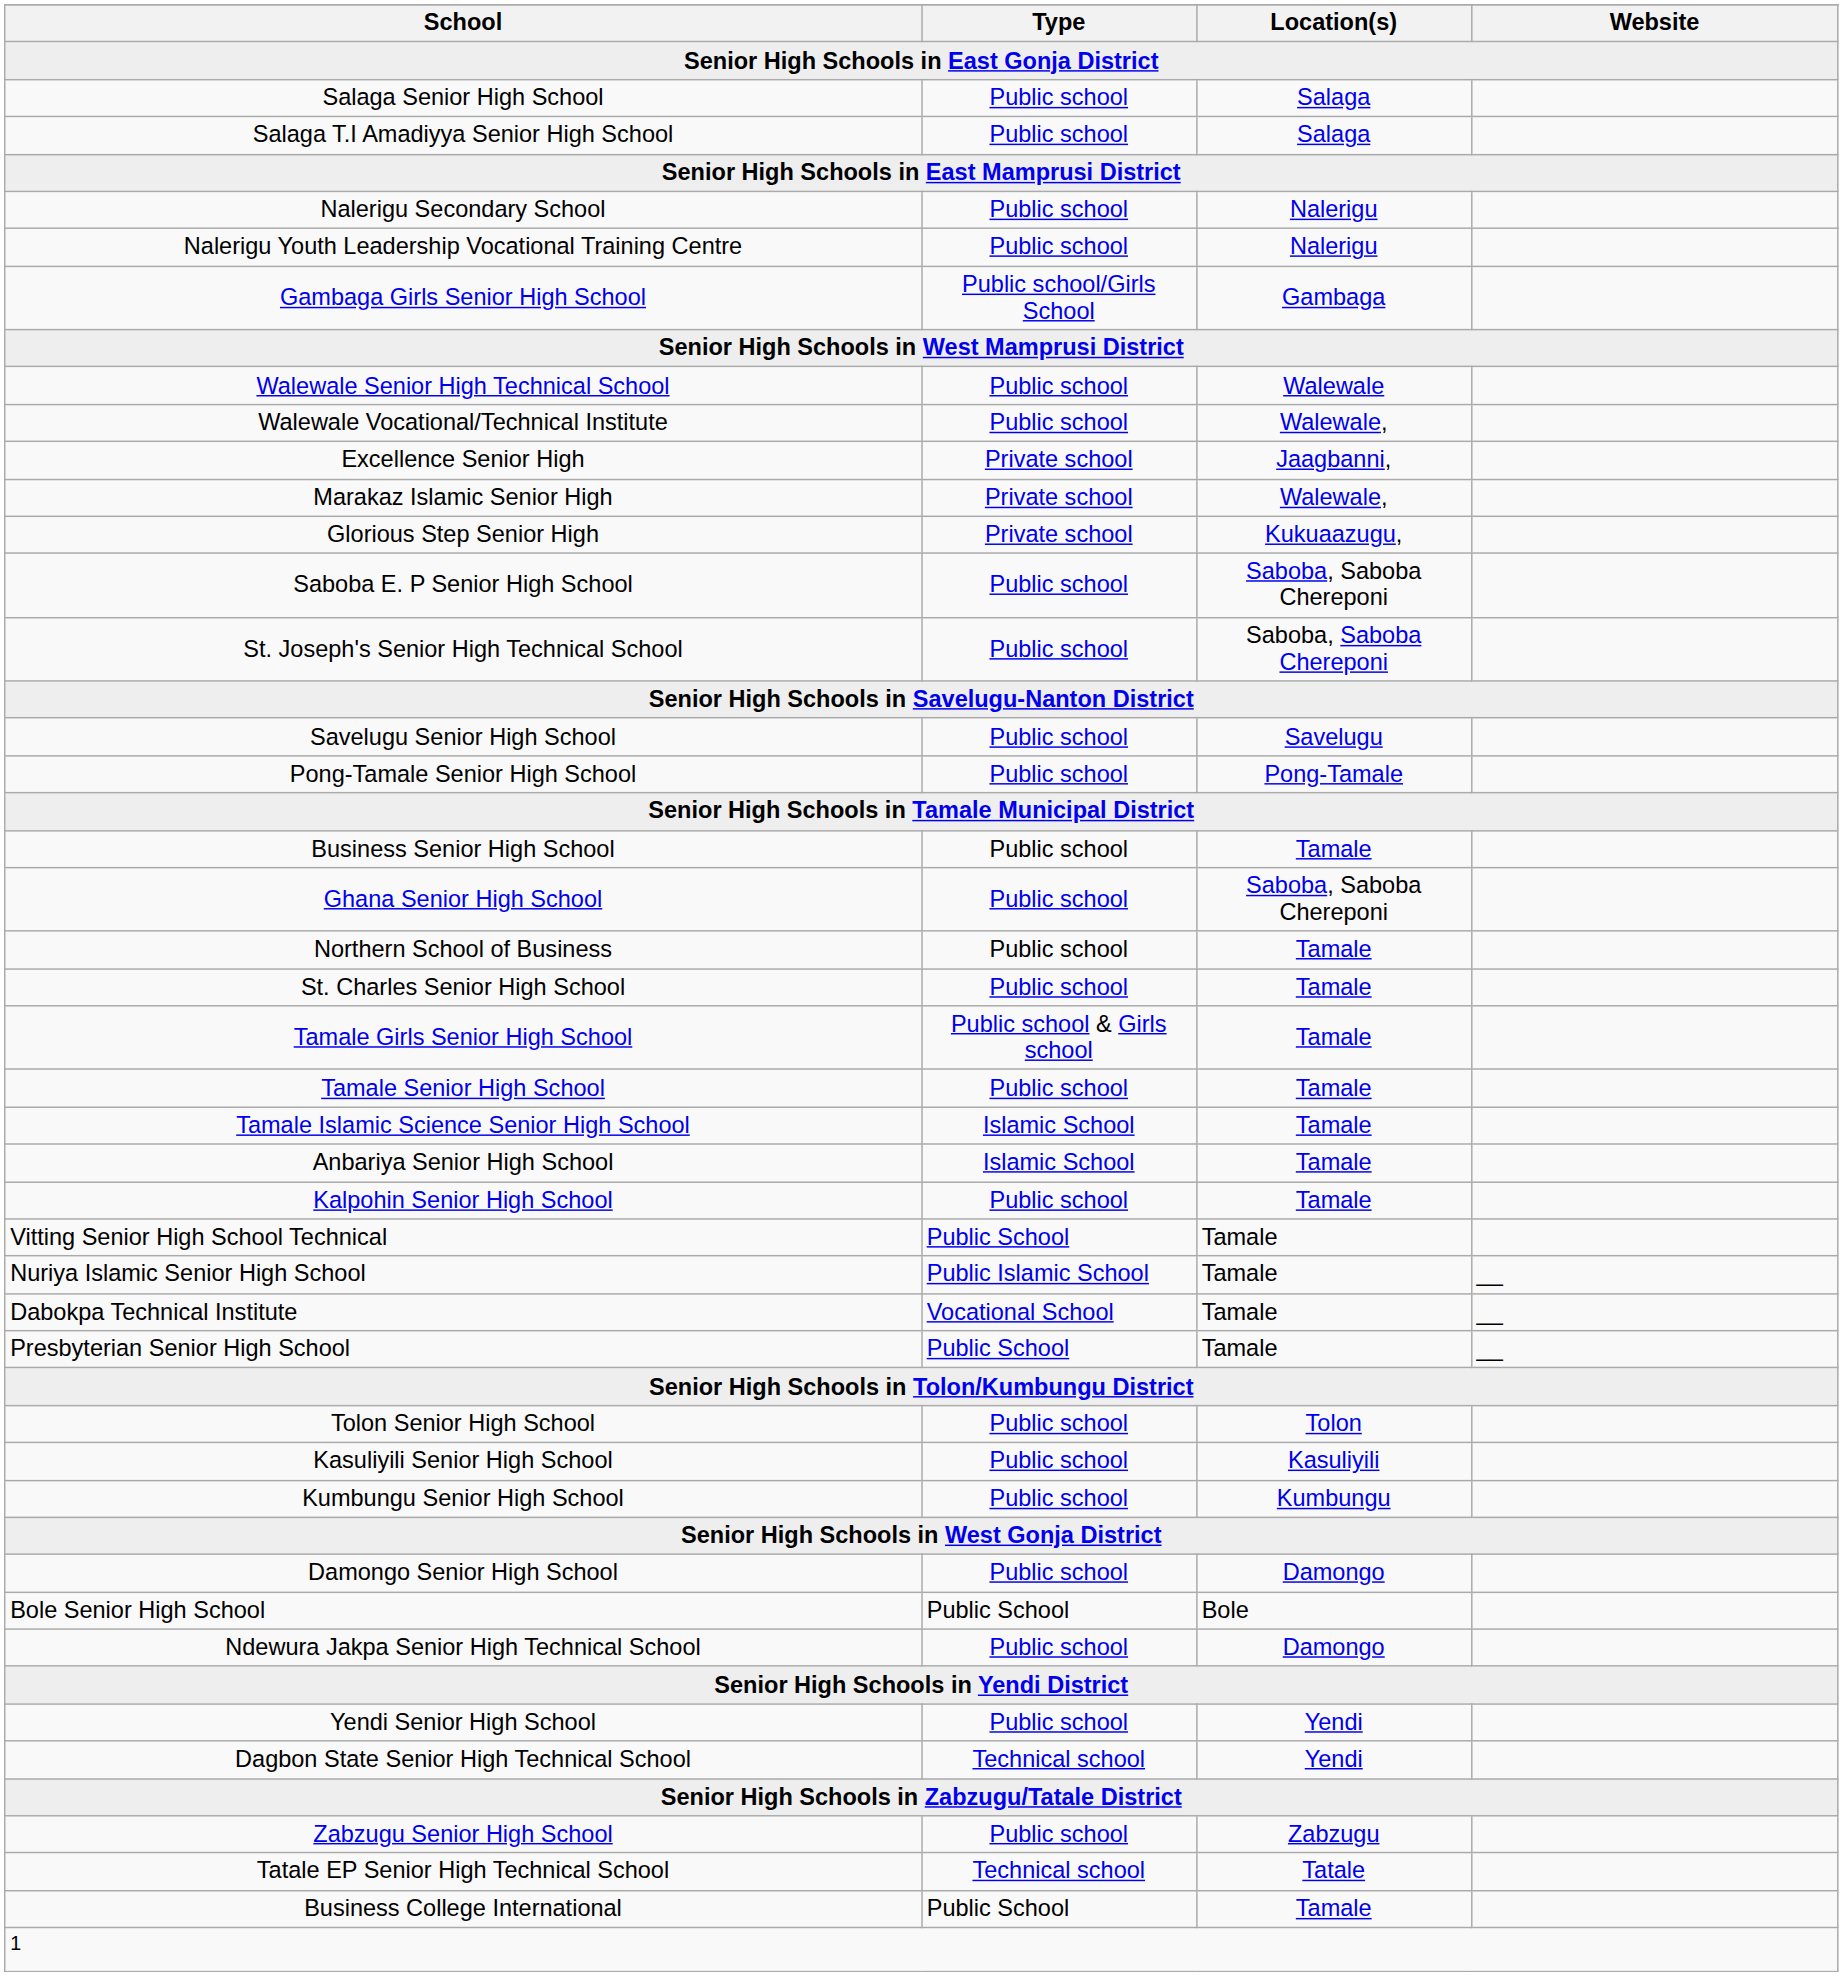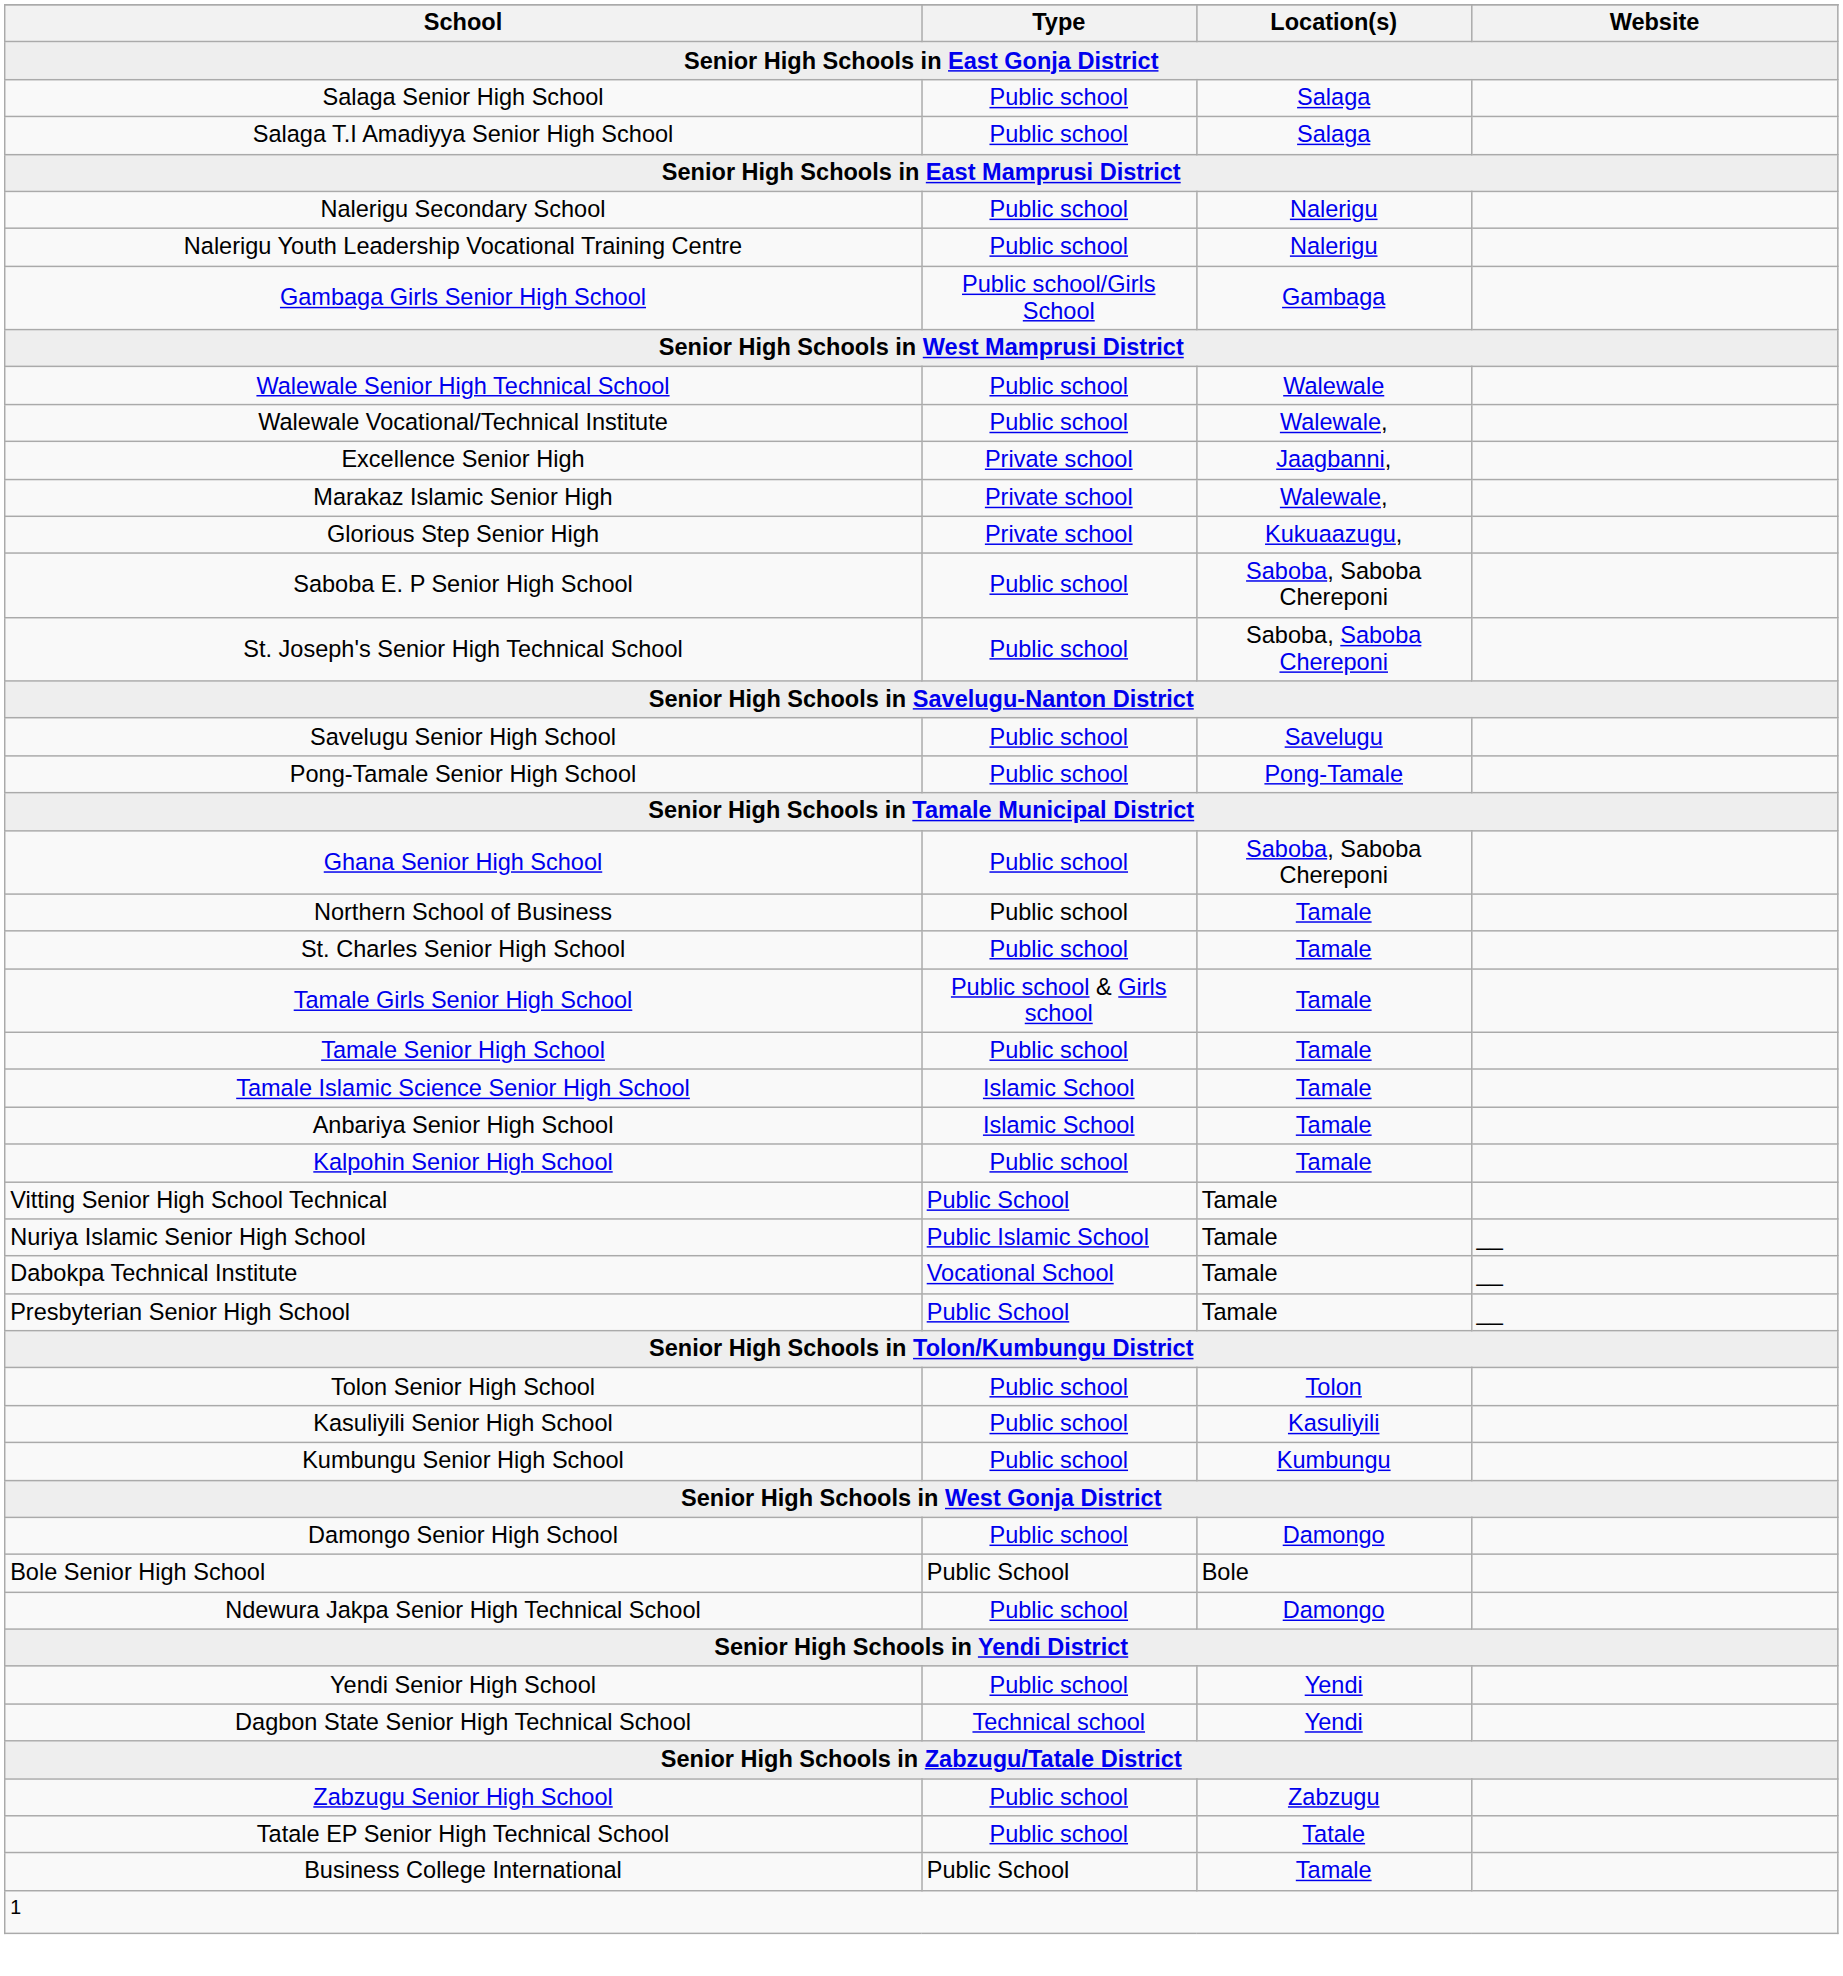- row: (463, 848)
(1059, 1871) Technical school -> (1059, 1834) Public school
